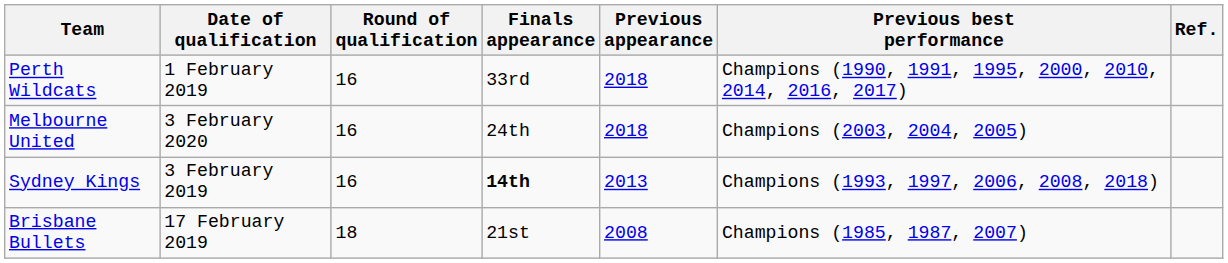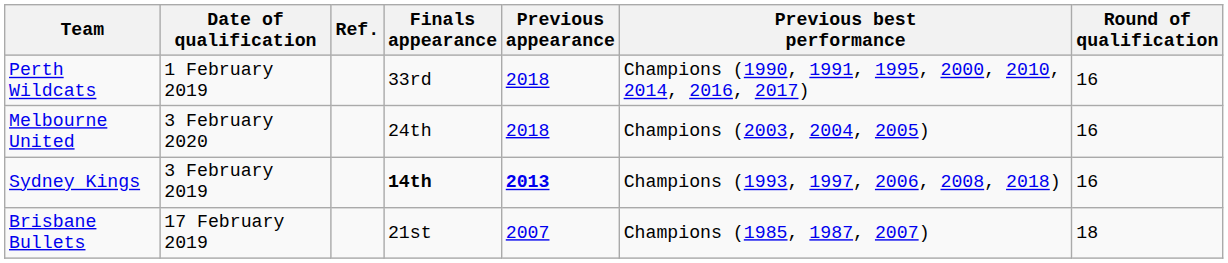columns swapped: (407, 30) <-> (1196, 30)
(626, 182) normal -> (528, 182) bold
(626, 233) 2008 -> (528, 233) 2007
